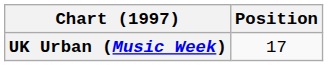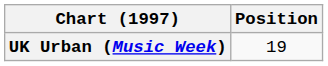(276, 47) 17 -> (276, 47) 19
